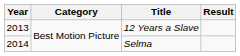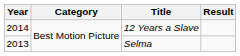(18, 28) 2013 -> (18, 28) 2014
(18, 43) 2014 -> (18, 43) 2013
